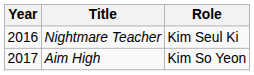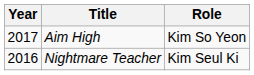rows swapped: (103, 37) <-> (72, 59)
